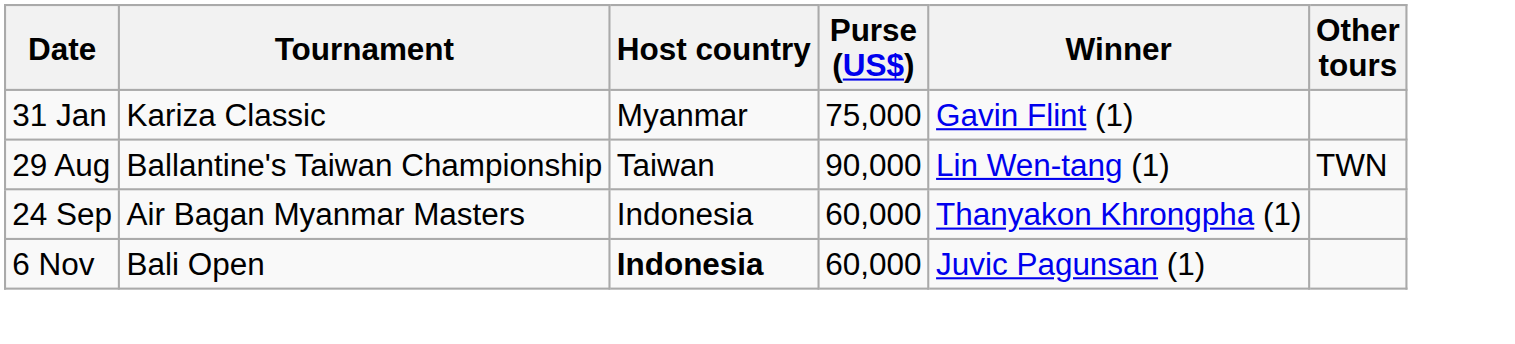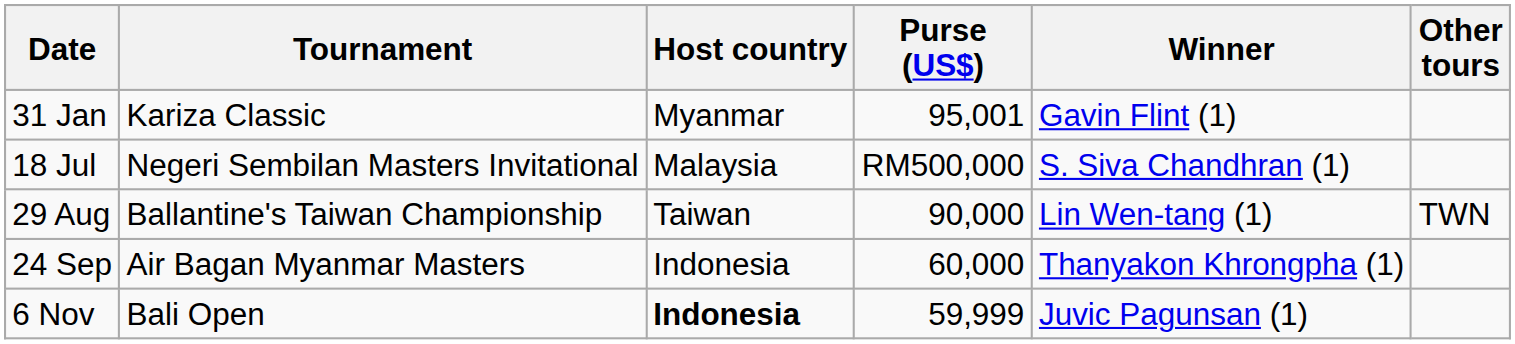(873, 115) 75,000 -> (976, 115) 95,001
+ row: (54, 165)
(873, 265) 60,000 -> (976, 314) 59,999
